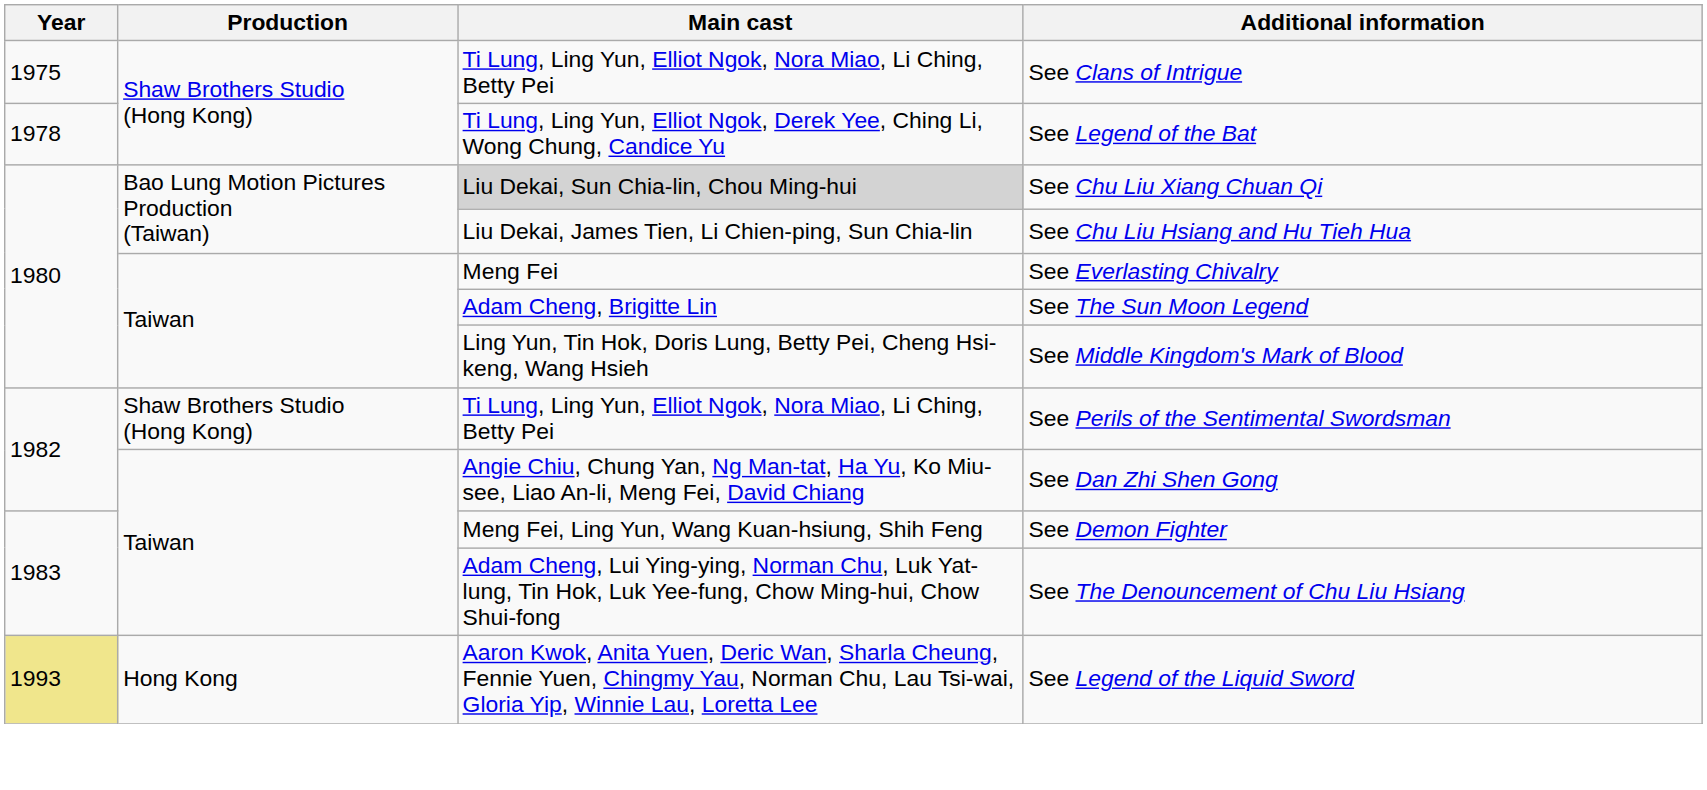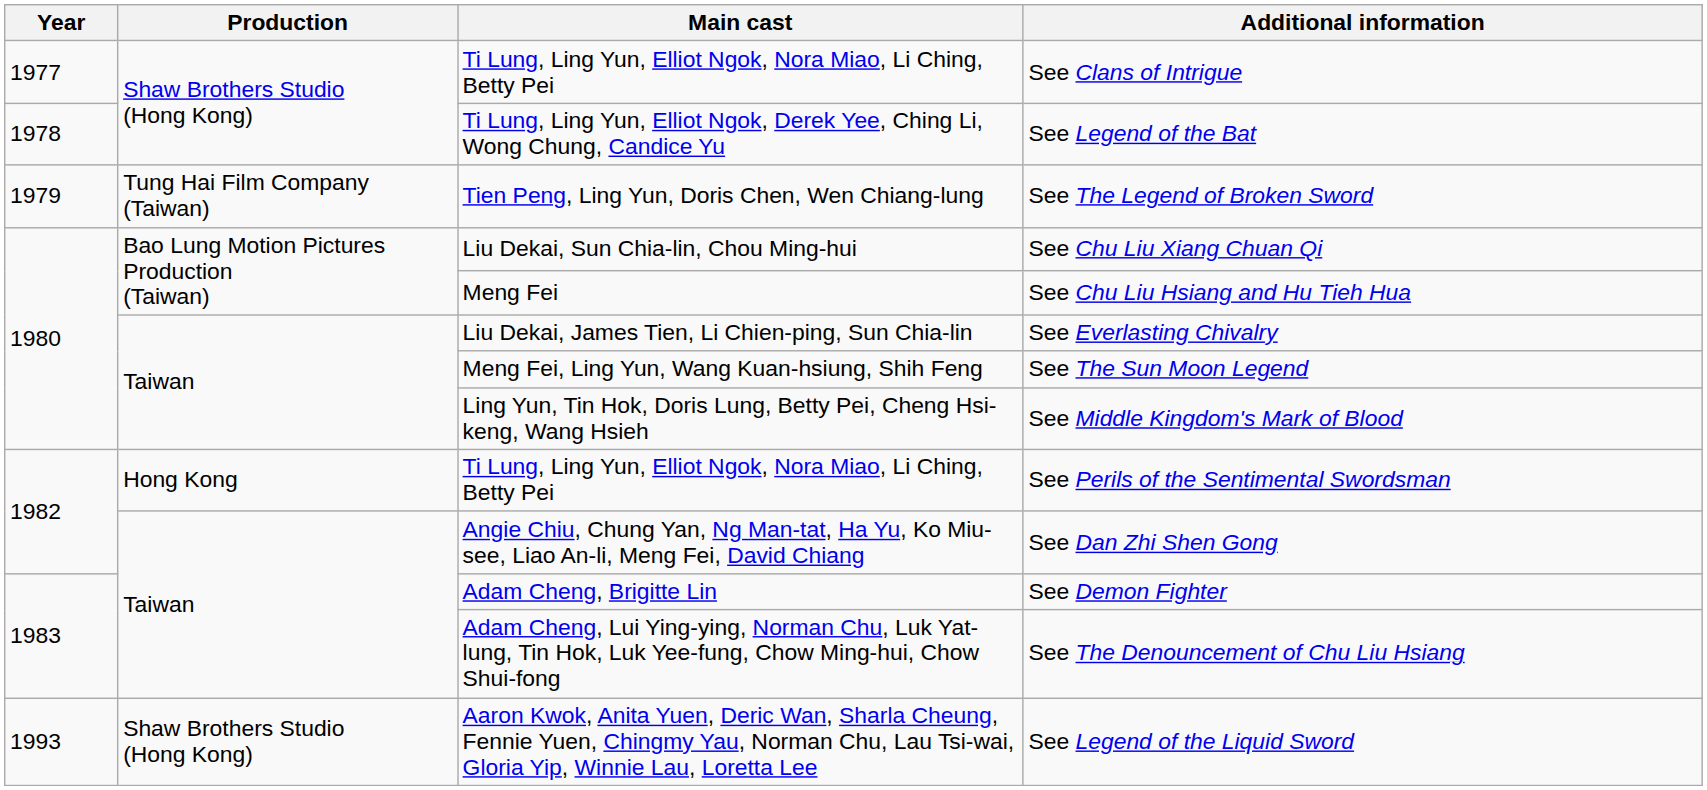(35, 71) 1975 -> (35, 71) 1977
+ row: (1201, 195)
(660, 186) lightgrey background -> (660, 248) no background
(718, 230) Liu Dekai, James Tien, Li Chien-ping, Sun Chia-lin -> (510, 292) Meng Fei
(510, 270) Meng Fei -> (718, 332) Liu Dekai, James Tien, Li Chien-ping, Sun Chia-lin
(590, 307) Adam Cheng, Brigitte Lin -> (723, 369) Meng Fei, Ling Yun, Wang Kuan-hsiung, Shih Feng
(234, 418) Shaw Brothers Studio (Hong Kong) -> (180, 480) Hong Kong
(723, 529) Meng Fei, Ling Yun, Wang Kuan-hsiung, Shih Feng -> (590, 591) Adam Cheng, Brigitte Lin
(35, 679) khaki background -> (35, 741) no background
(180, 679) Hong Kong -> (234, 741) Shaw Brothers Studio (Hong Kong)
